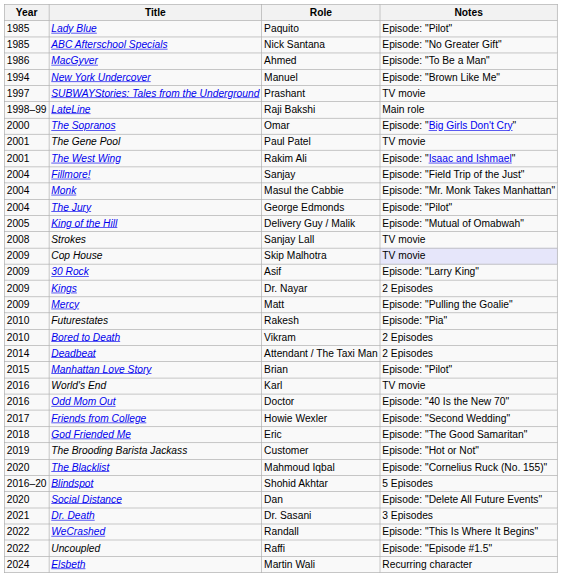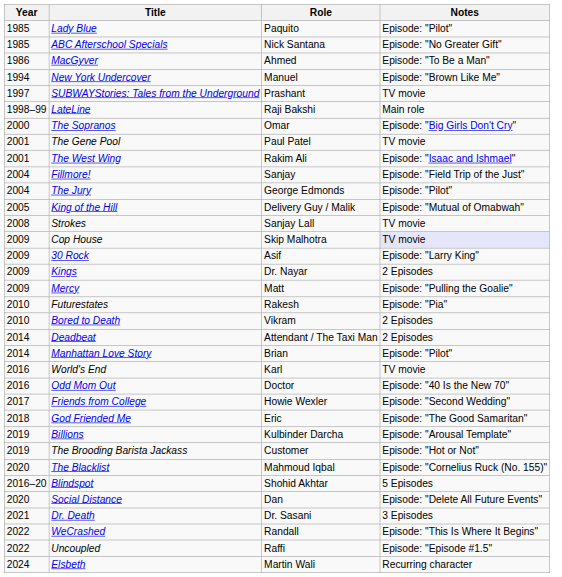- row: (64, 191)
(18, 369) 2015 -> (18, 353) 2014
+ row: (67, 434)
